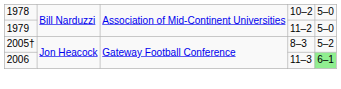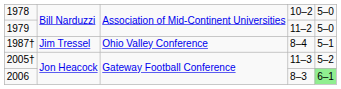+ row: (21, 44)
(299, 44) 8–3 -> (301, 60) 11–3
(301, 60) 11–3 -> (299, 76) 8–3
